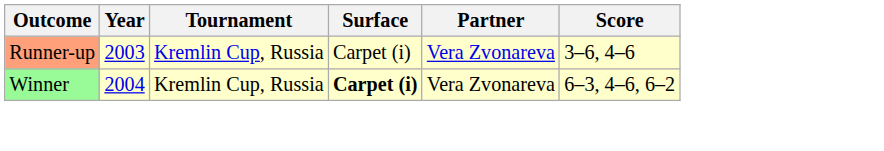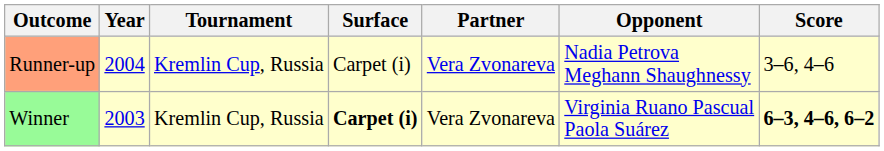+ column: (659, 20)
(125, 52) 2003 -> (125, 63) 2004
(125, 84) 2004 -> (125, 118) 2003
(620, 84) normal -> (819, 118) bold
